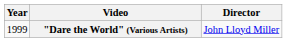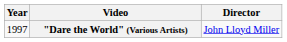(17, 29) 1999 -> (17, 29) 1997
